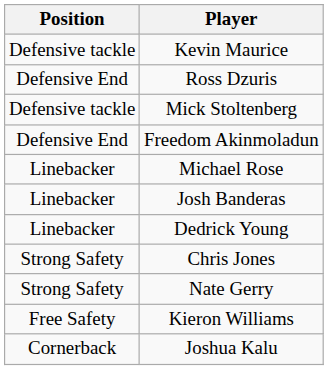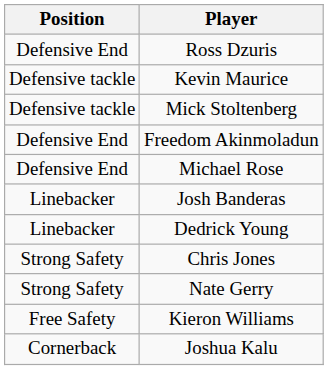rows swapped: (231, 79) <-> (231, 49)
(72, 169) Linebacker -> (72, 169) Defensive End
